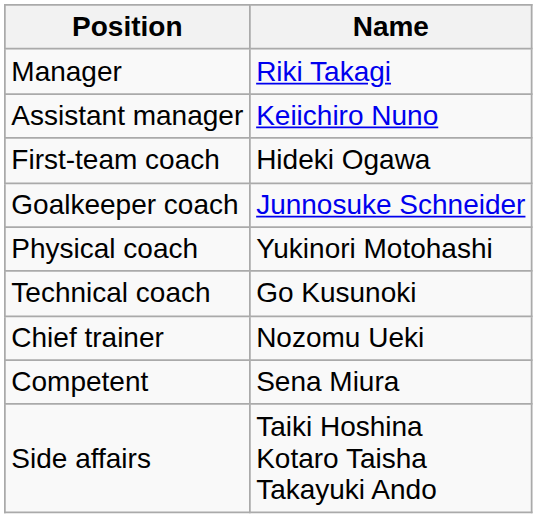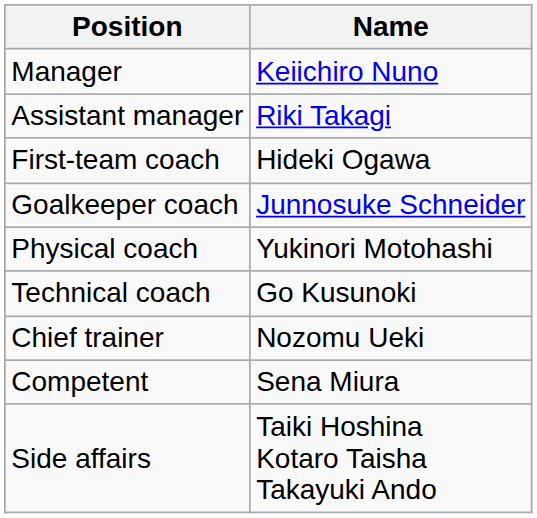(324, 71) Riki Takagi -> (347, 71) Keiichiro Nuno
(347, 115) Keiichiro Nuno -> (324, 115) Riki Takagi
